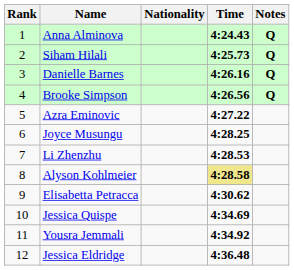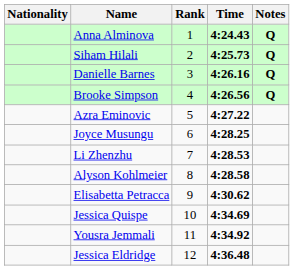columns swapped: (22, 14) <-> (174, 14)
(230, 174) khaki background -> (230, 174) no background
